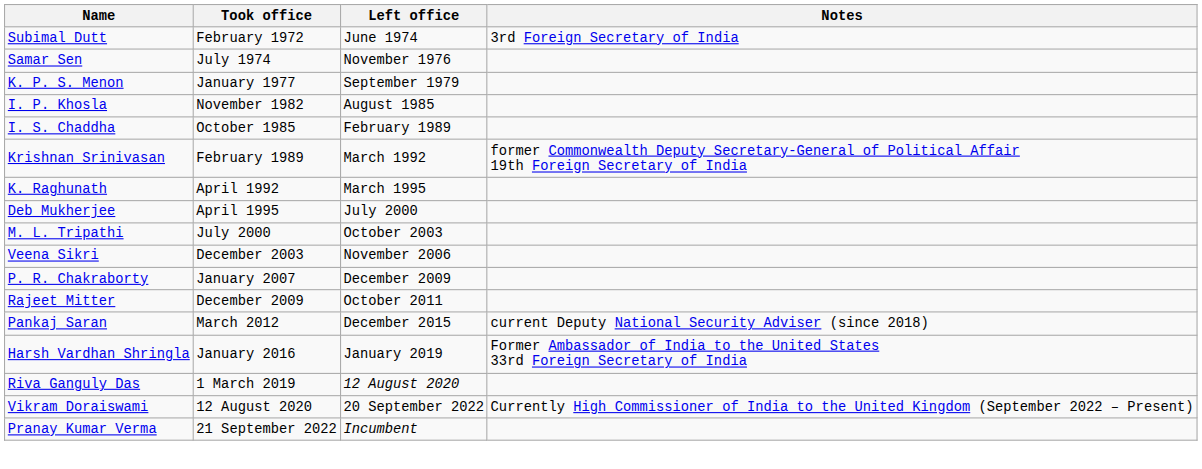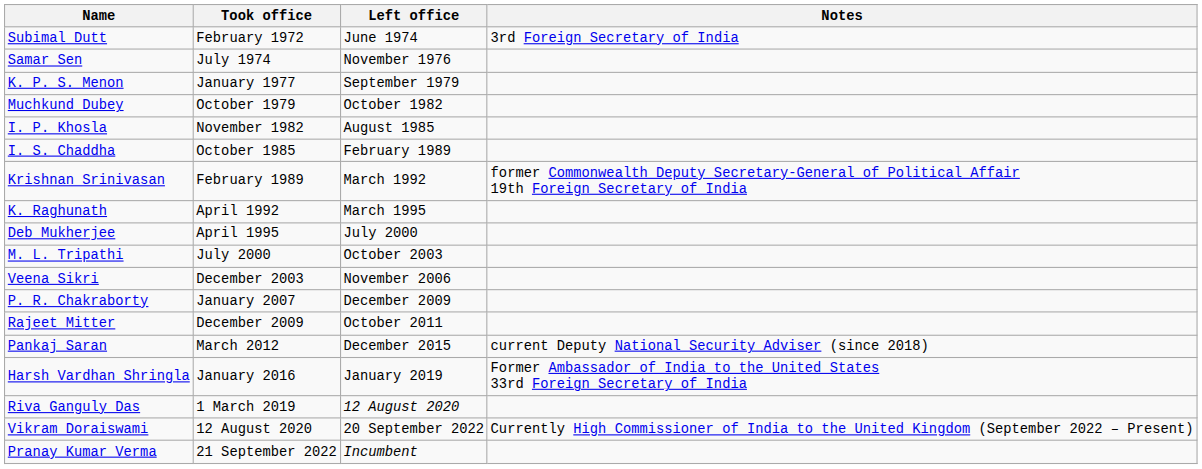+ row: (66, 106)
